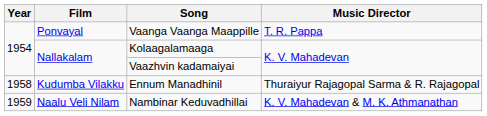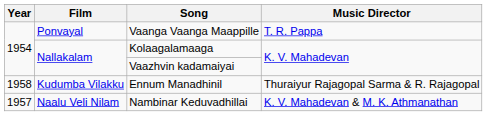(19, 102) 1959 -> (19, 102) 1957
